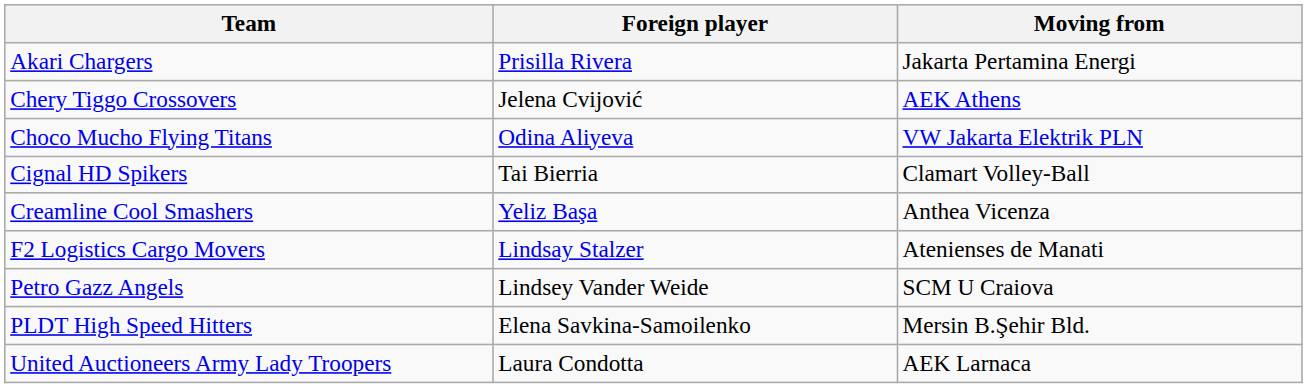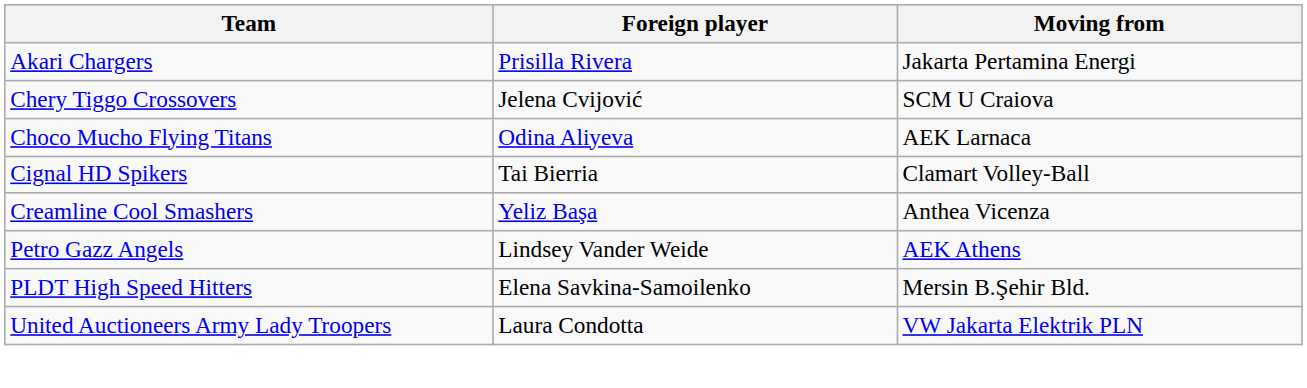(962, 98) AEK Athens -> (978, 98) SCM U Craiova
(1023, 136) VW Jakarta Elektrik PLN -> (967, 136) AEK Larnaca
- row: (138, 249)
(978, 287) SCM U Craiova -> (962, 249) AEK Athens
(967, 362) AEK Larnaca -> (1023, 324) VW Jakarta Elektrik PLN
